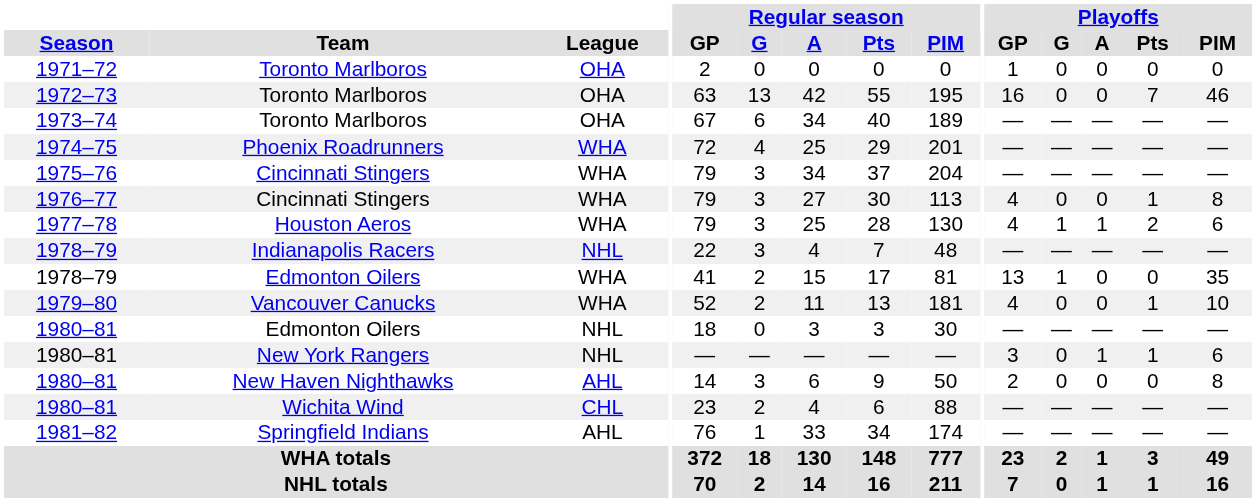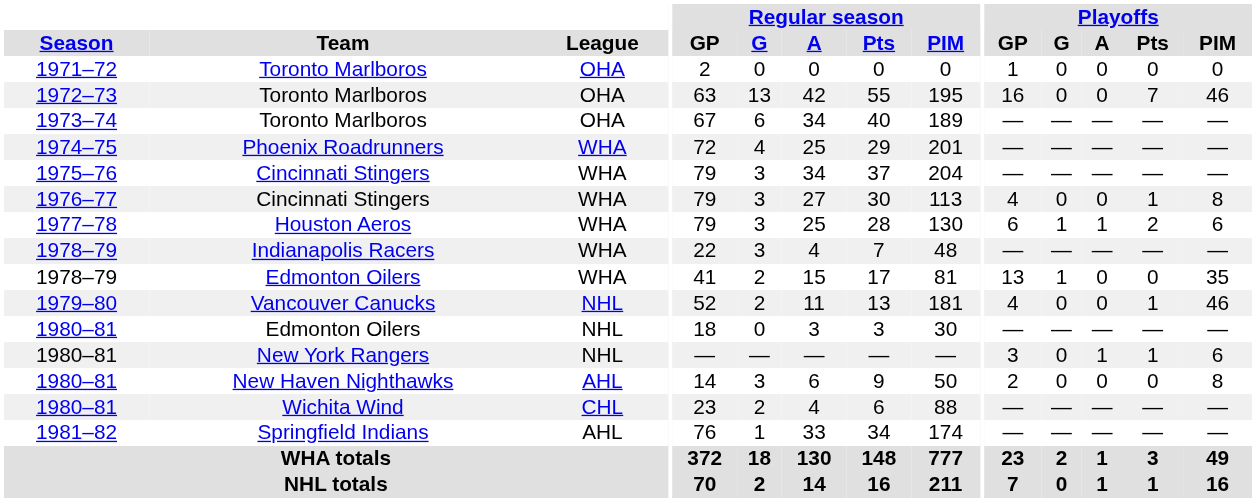(1013, 224) 4 -> (1013, 224) 6
(602, 250) NHL -> (602, 250) WHA
(602, 302) WHA -> (602, 302) NHL
(1218, 302) 10 -> (1218, 302) 46
